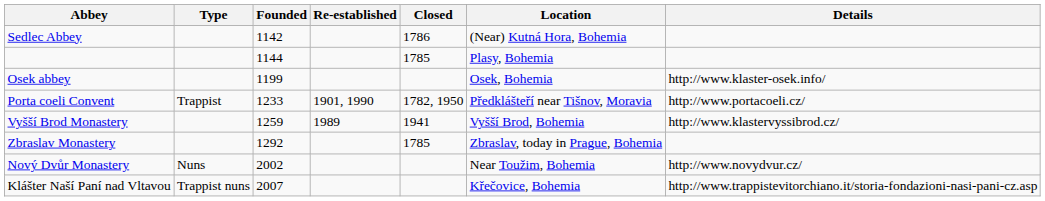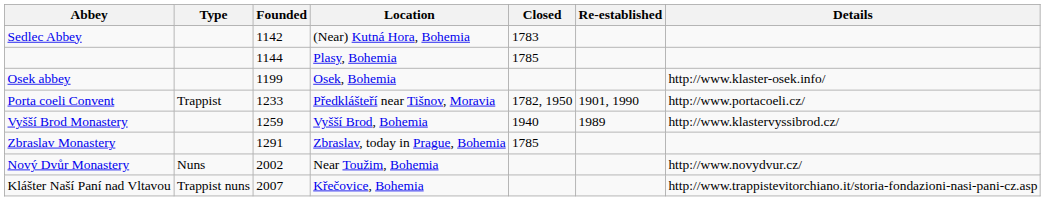columns swapped: (566, 15) <-> (355, 15)
(416, 36) 1786 -> (525, 36) 1783
(416, 121) 1941 -> (525, 121) 1940
(270, 143) 1292 -> (270, 143) 1291
